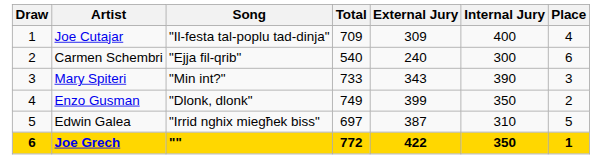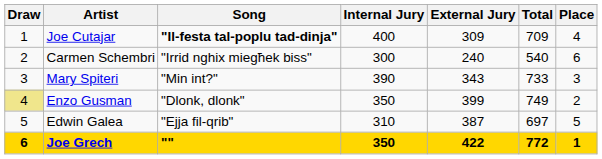columns swapped: (505, 15) <-> (351, 15)
(249, 36) normal -> (249, 36) bold
(205, 57) "Ejja fil-qrib" -> (236, 57) "Irrid nghix miegħek biss"
(32, 100) no background -> (24, 100) khaki background
(244, 121) "Irrid nghix miegħek biss" -> (197, 121) "Ejja fil-qrib"
